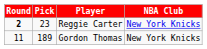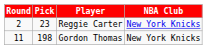(19, 24) bold -> (19, 24) normal
(45, 38) 189 -> (45, 38) 198
